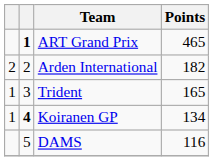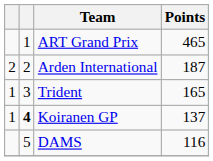(27, 41) bold -> (27, 41) normal
(194, 66) 182 -> (194, 66) 187
(194, 117) 134 -> (194, 117) 137
